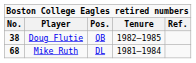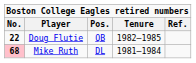(14, 38) 38 -> (14, 38) 22
(14, 51) no background -> (14, 51) pink background
